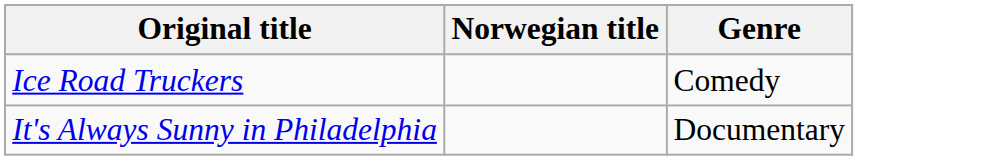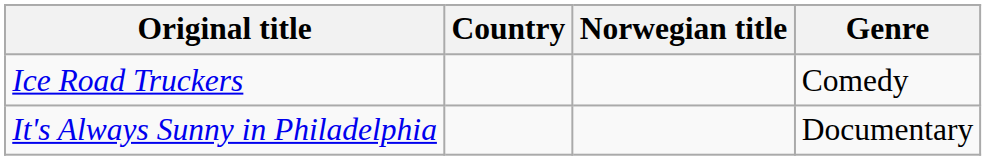+ column: (508, 29)
